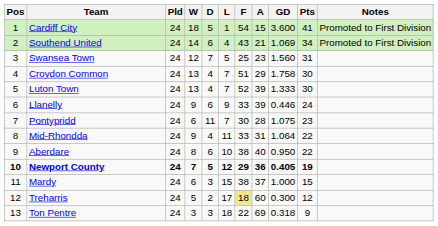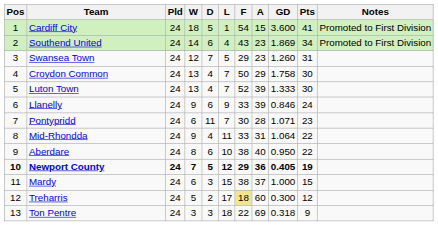(260, 43) 21 -> (260, 43) 23
(283, 43) 1.069 -> (283, 43) 1.869
(244, 58) 25 -> (244, 58) 29
(283, 58) 1.560 -> (283, 58) 1.260
(244, 74) 51 -> (244, 74) 50
(283, 105) 0.446 -> (283, 105) 0.846
(283, 120) 1.075 -> (283, 120) 1.071
